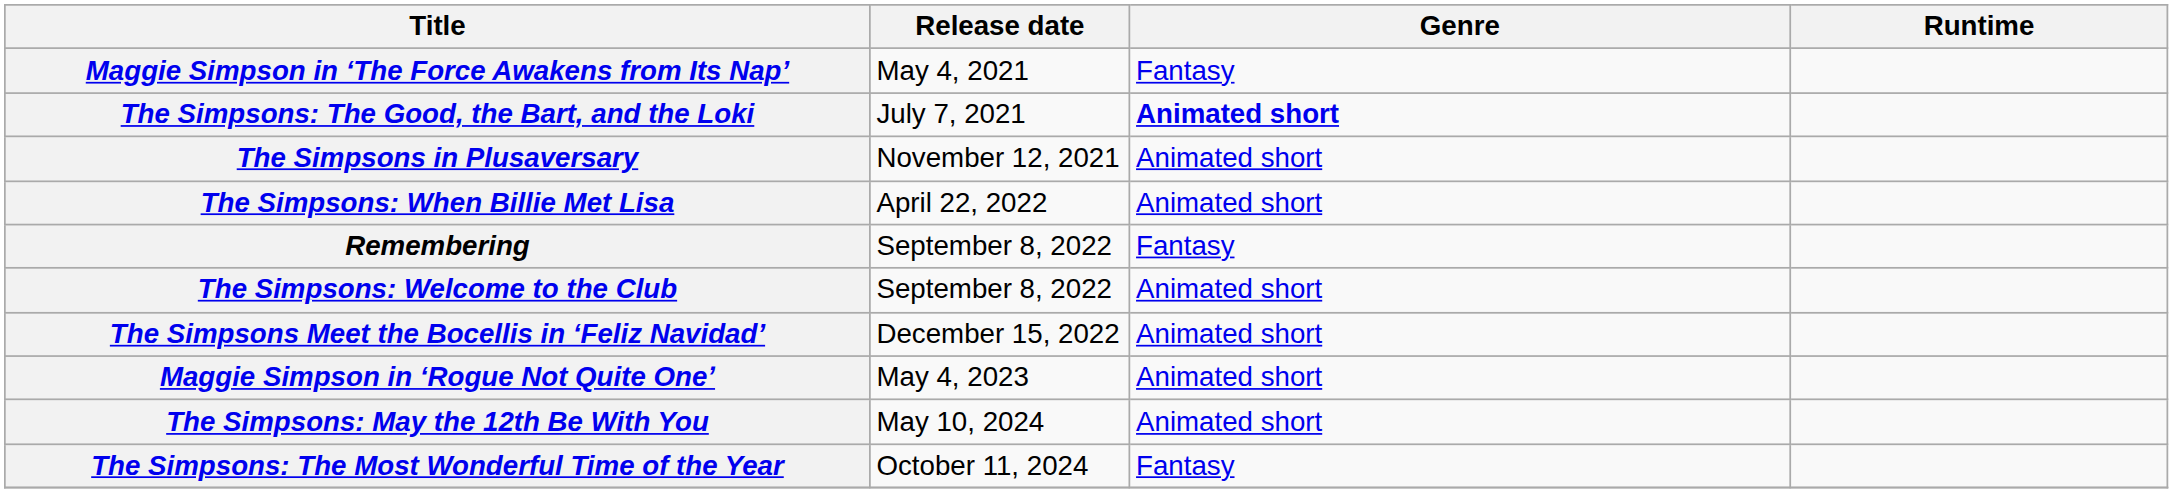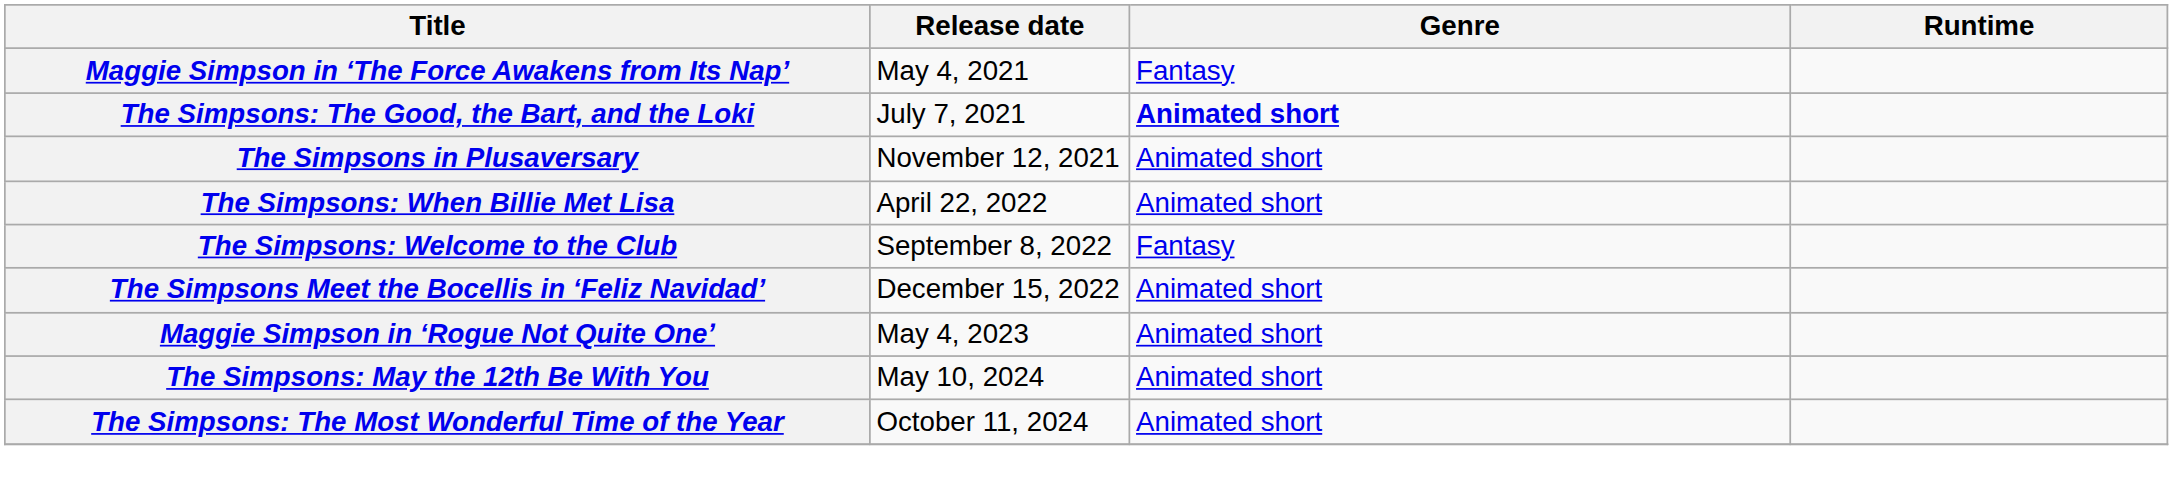- row: (437, 245)
(1229, 289) Animated short -> (1185, 245) Fantasy
(1185, 465) Fantasy -> (1229, 421) Animated short
